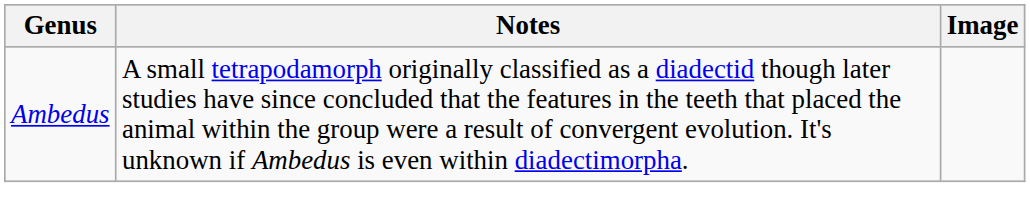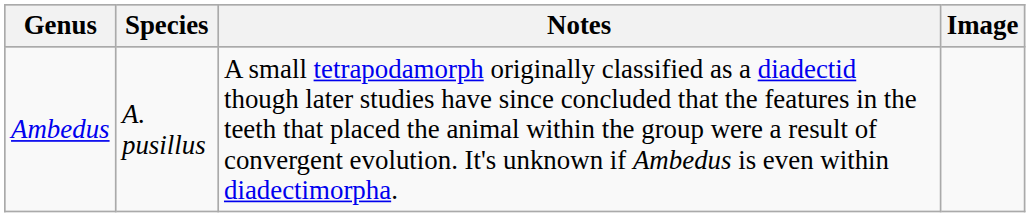+ column: (167, 25)
